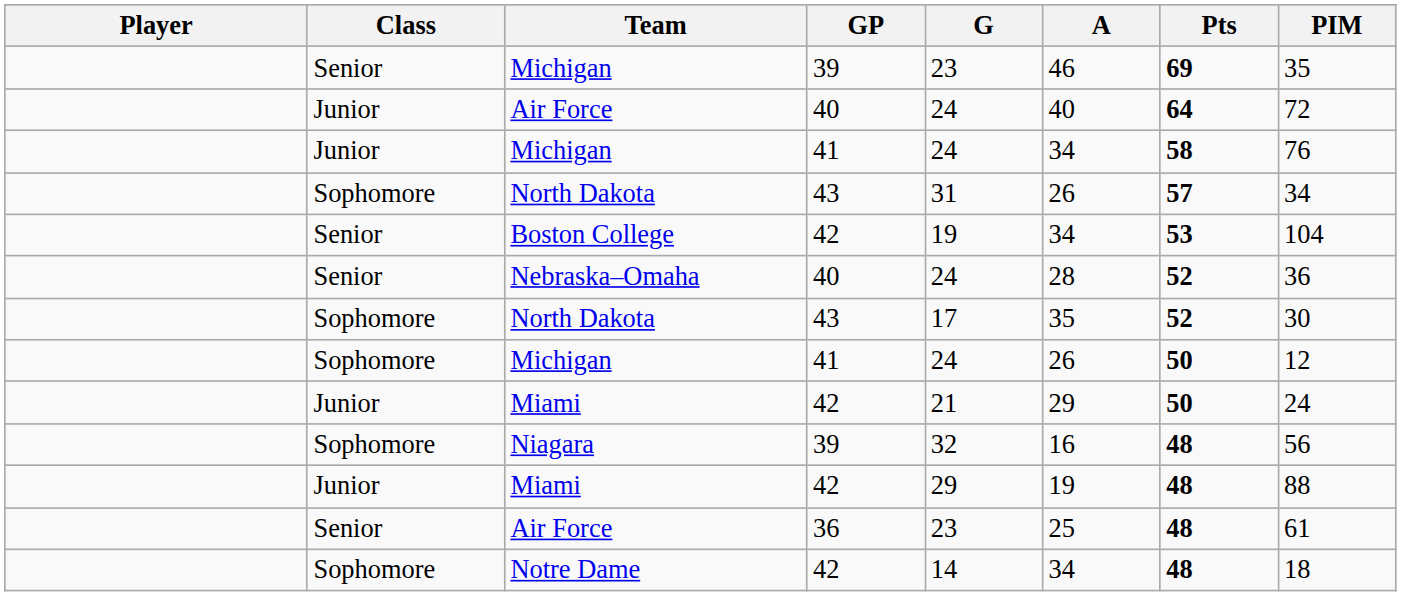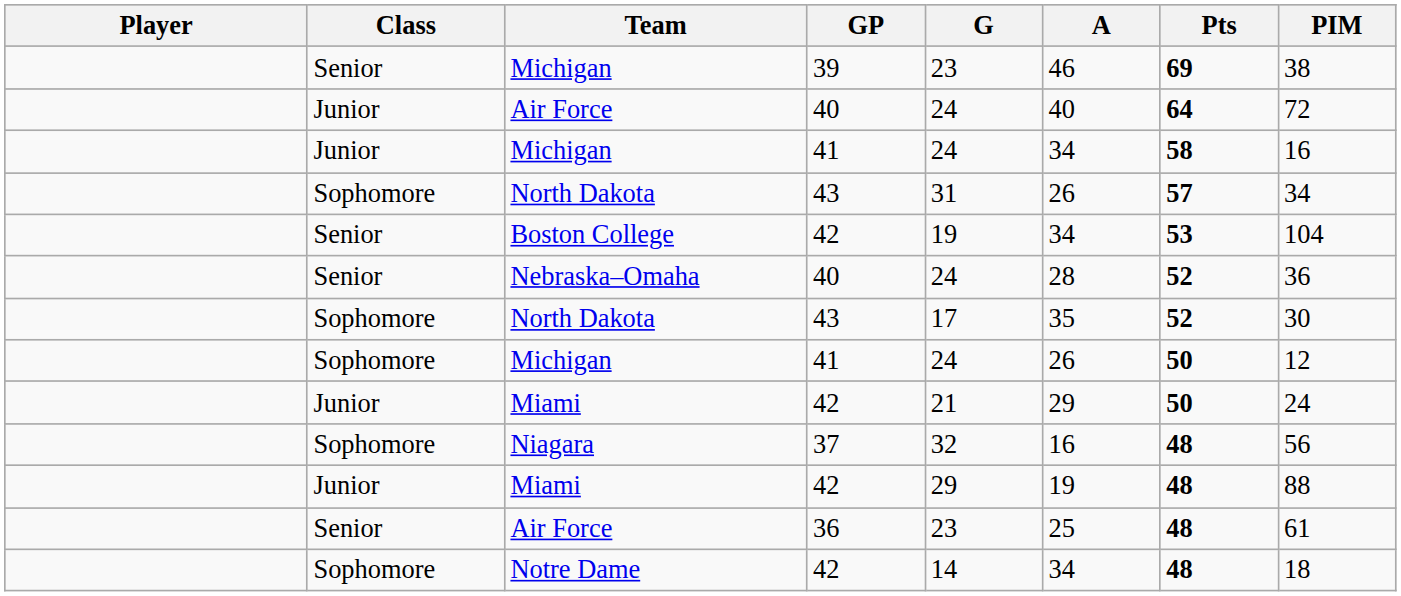(1297, 67) 35 -> (1297, 67) 38
(1297, 151) 76 -> (1297, 151) 16
(826, 444) 39 -> (826, 444) 37
